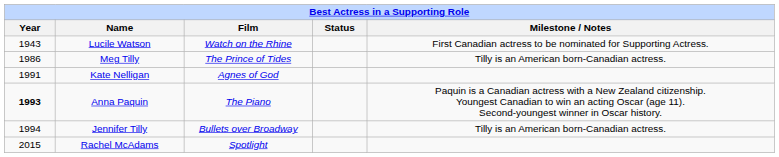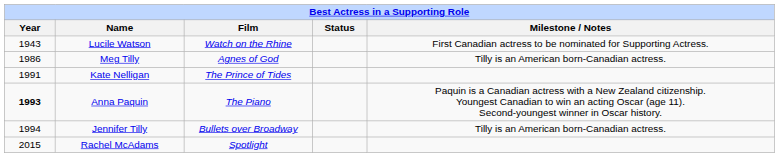(248, 59) The Prince of Tides -> (248, 59) Agnes of God
(248, 75) Agnes of God -> (248, 75) The Prince of Tides
